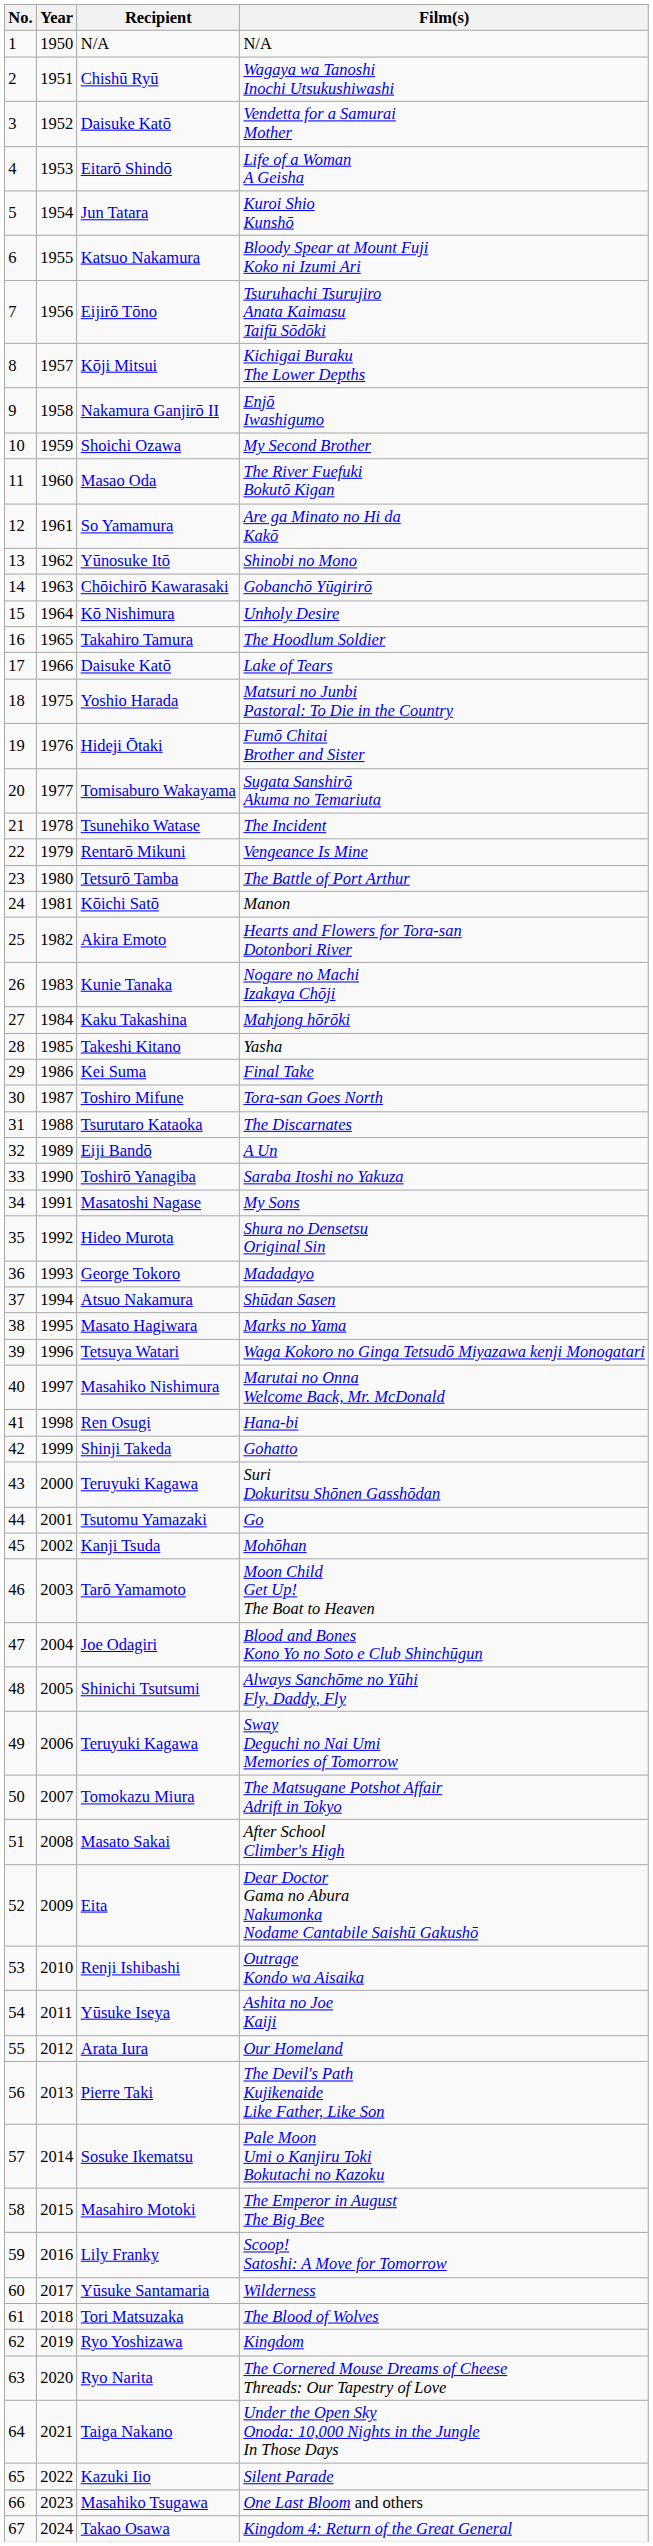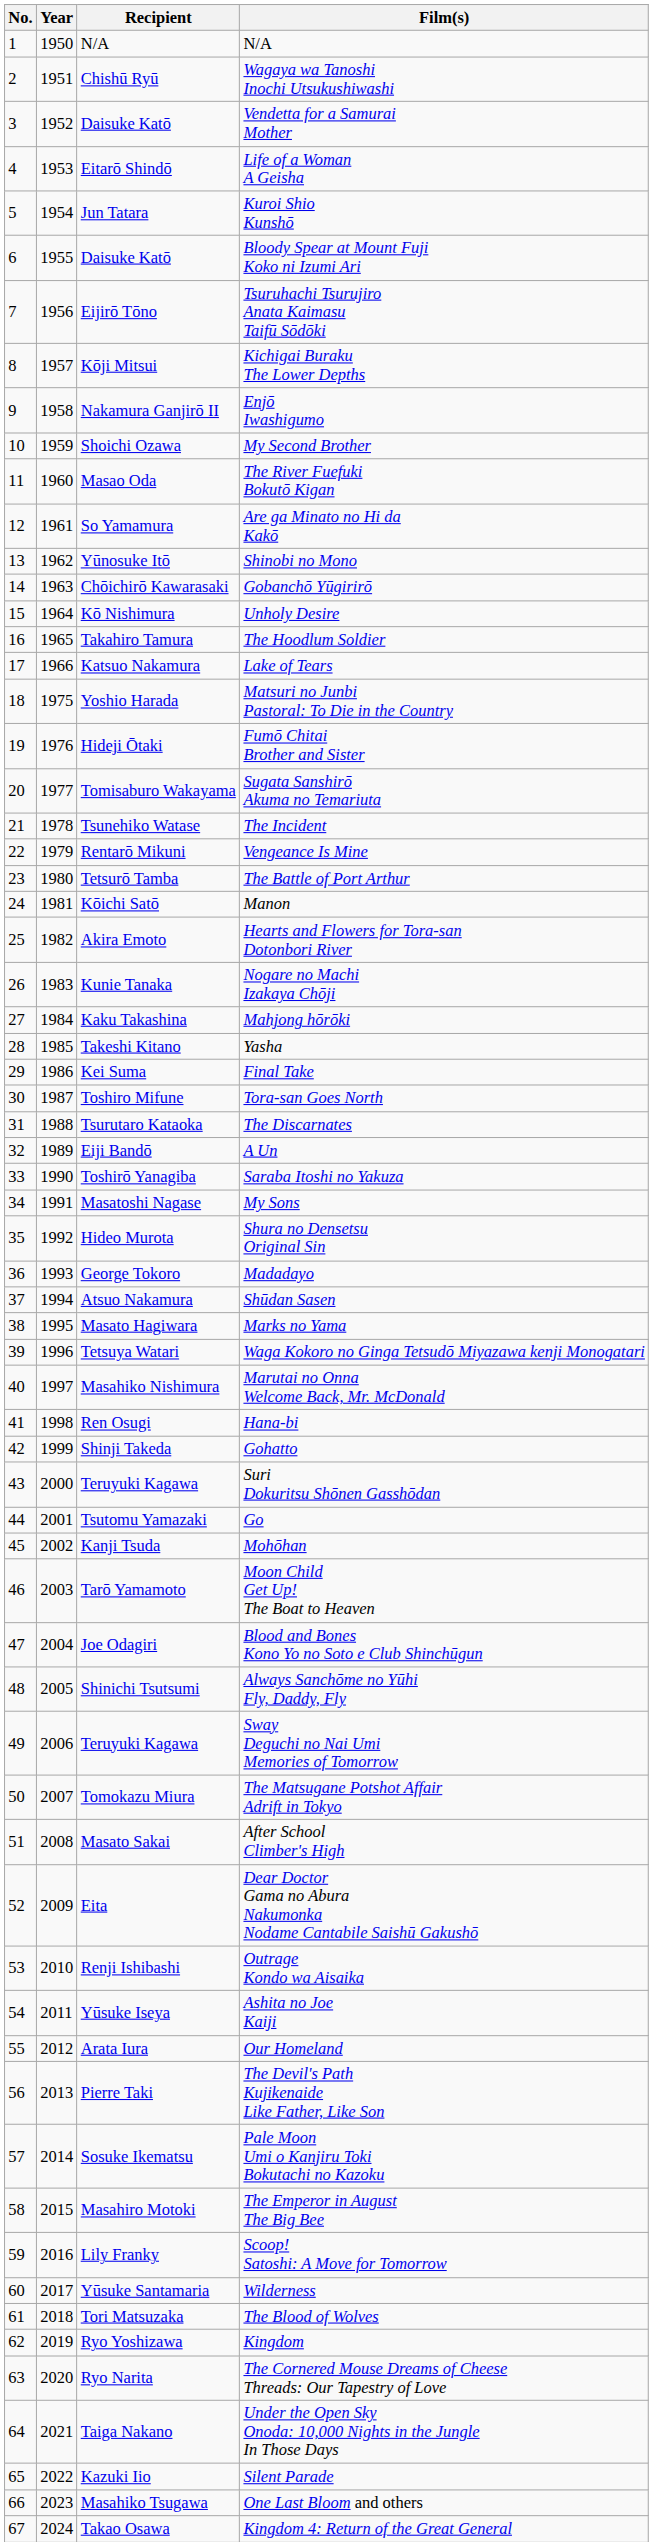(140, 257) Katsuo Nakamura -> (126, 257) Daisuke Katō
(126, 665) Daisuke Katō -> (140, 665) Katsuo Nakamura
